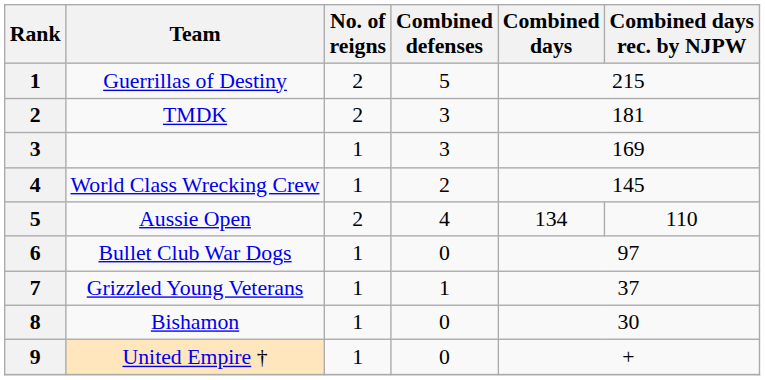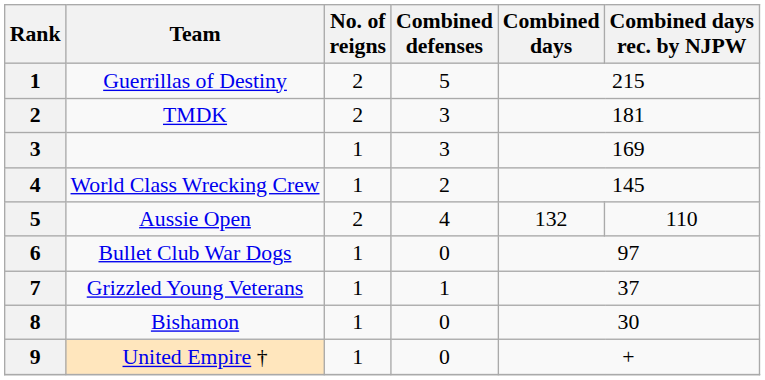(551, 218) 134 -> (551, 218) 132
